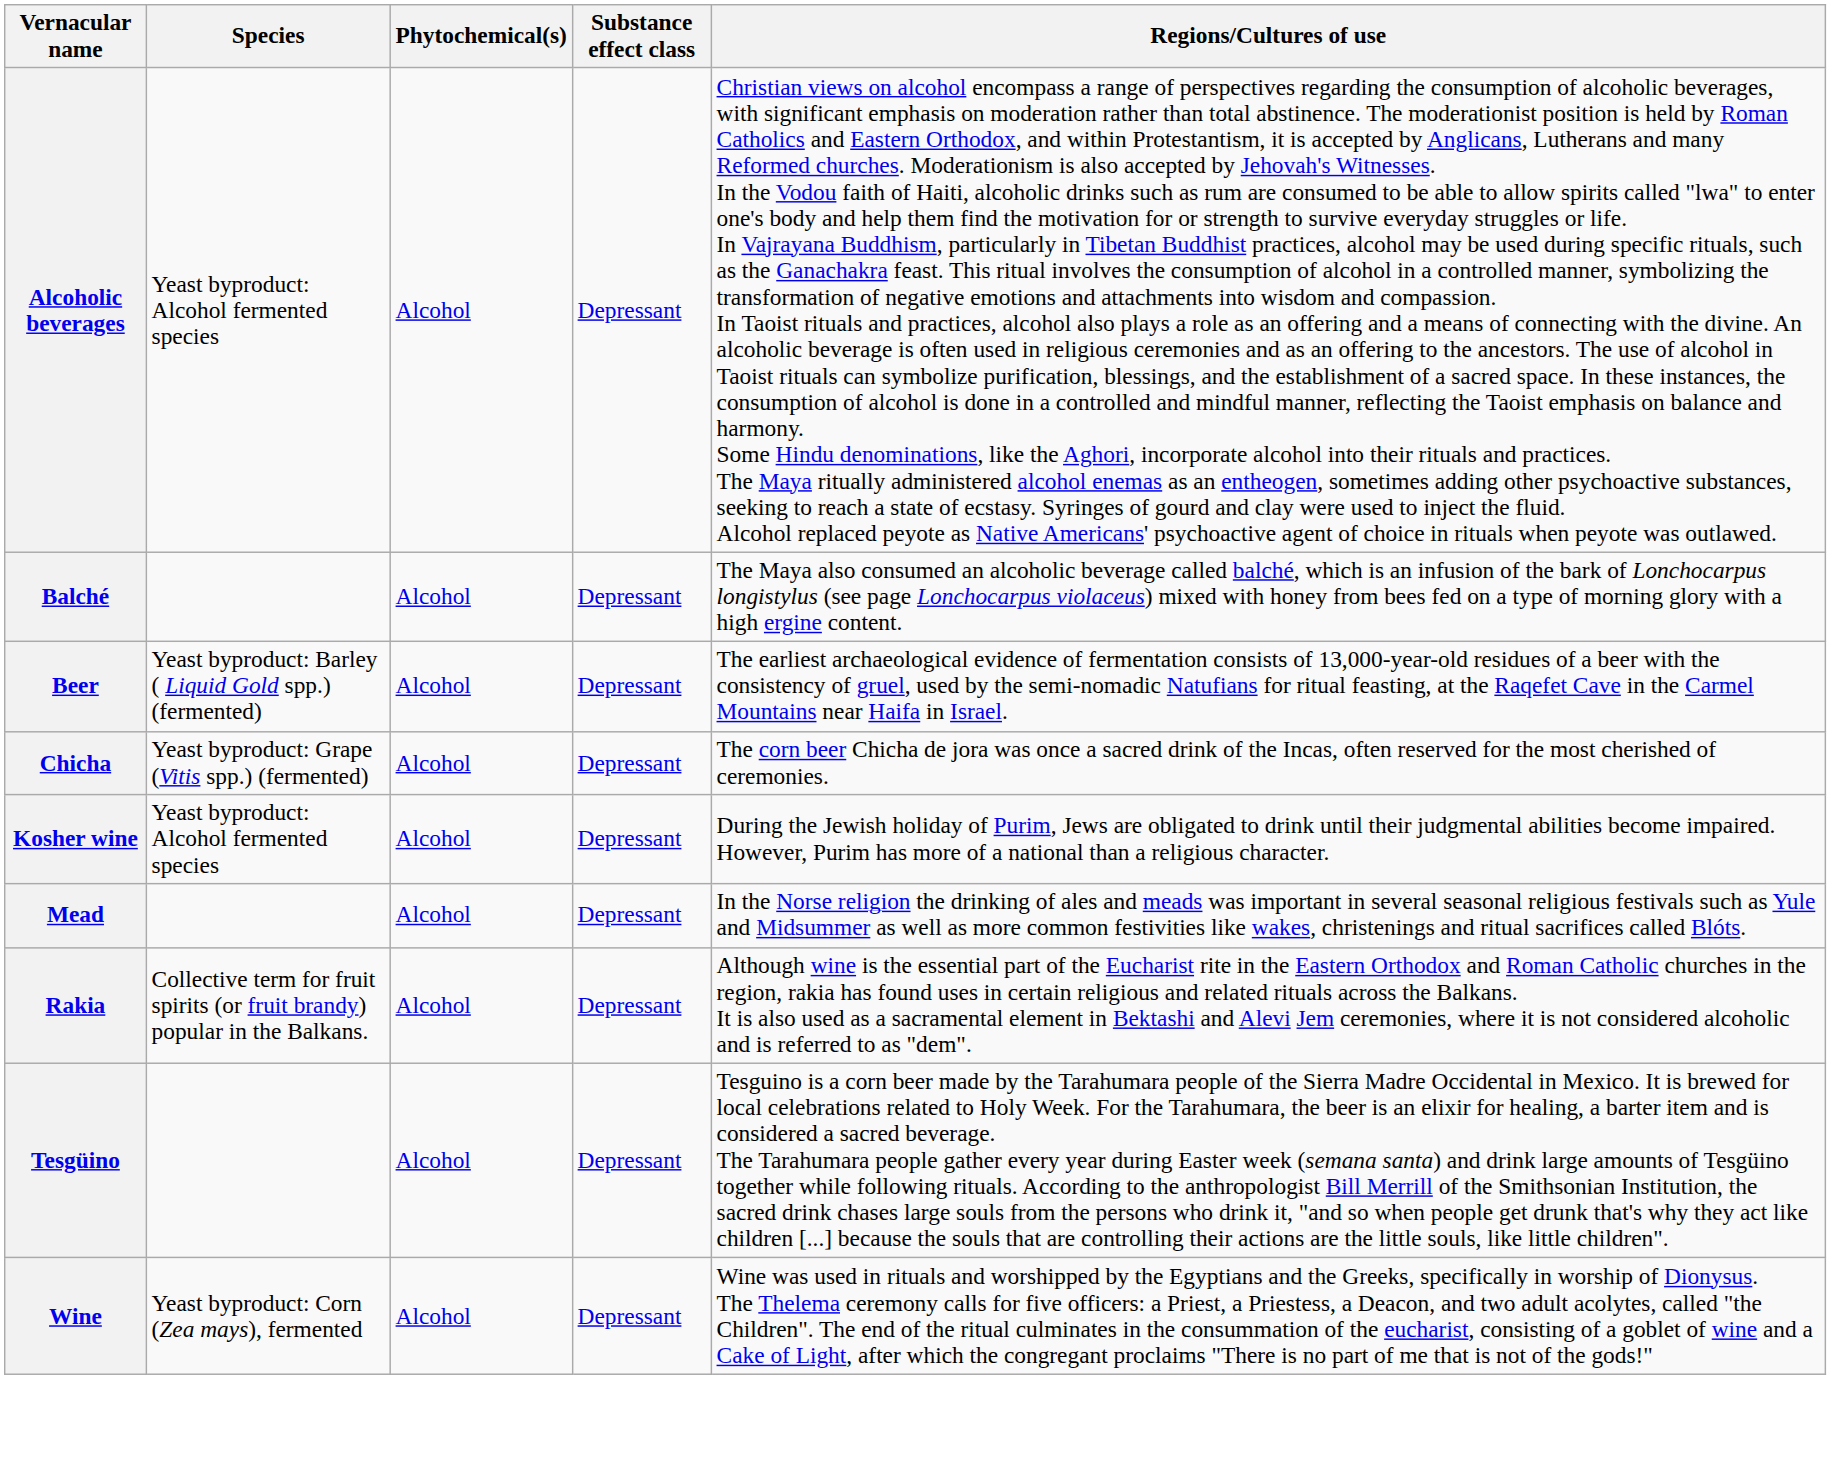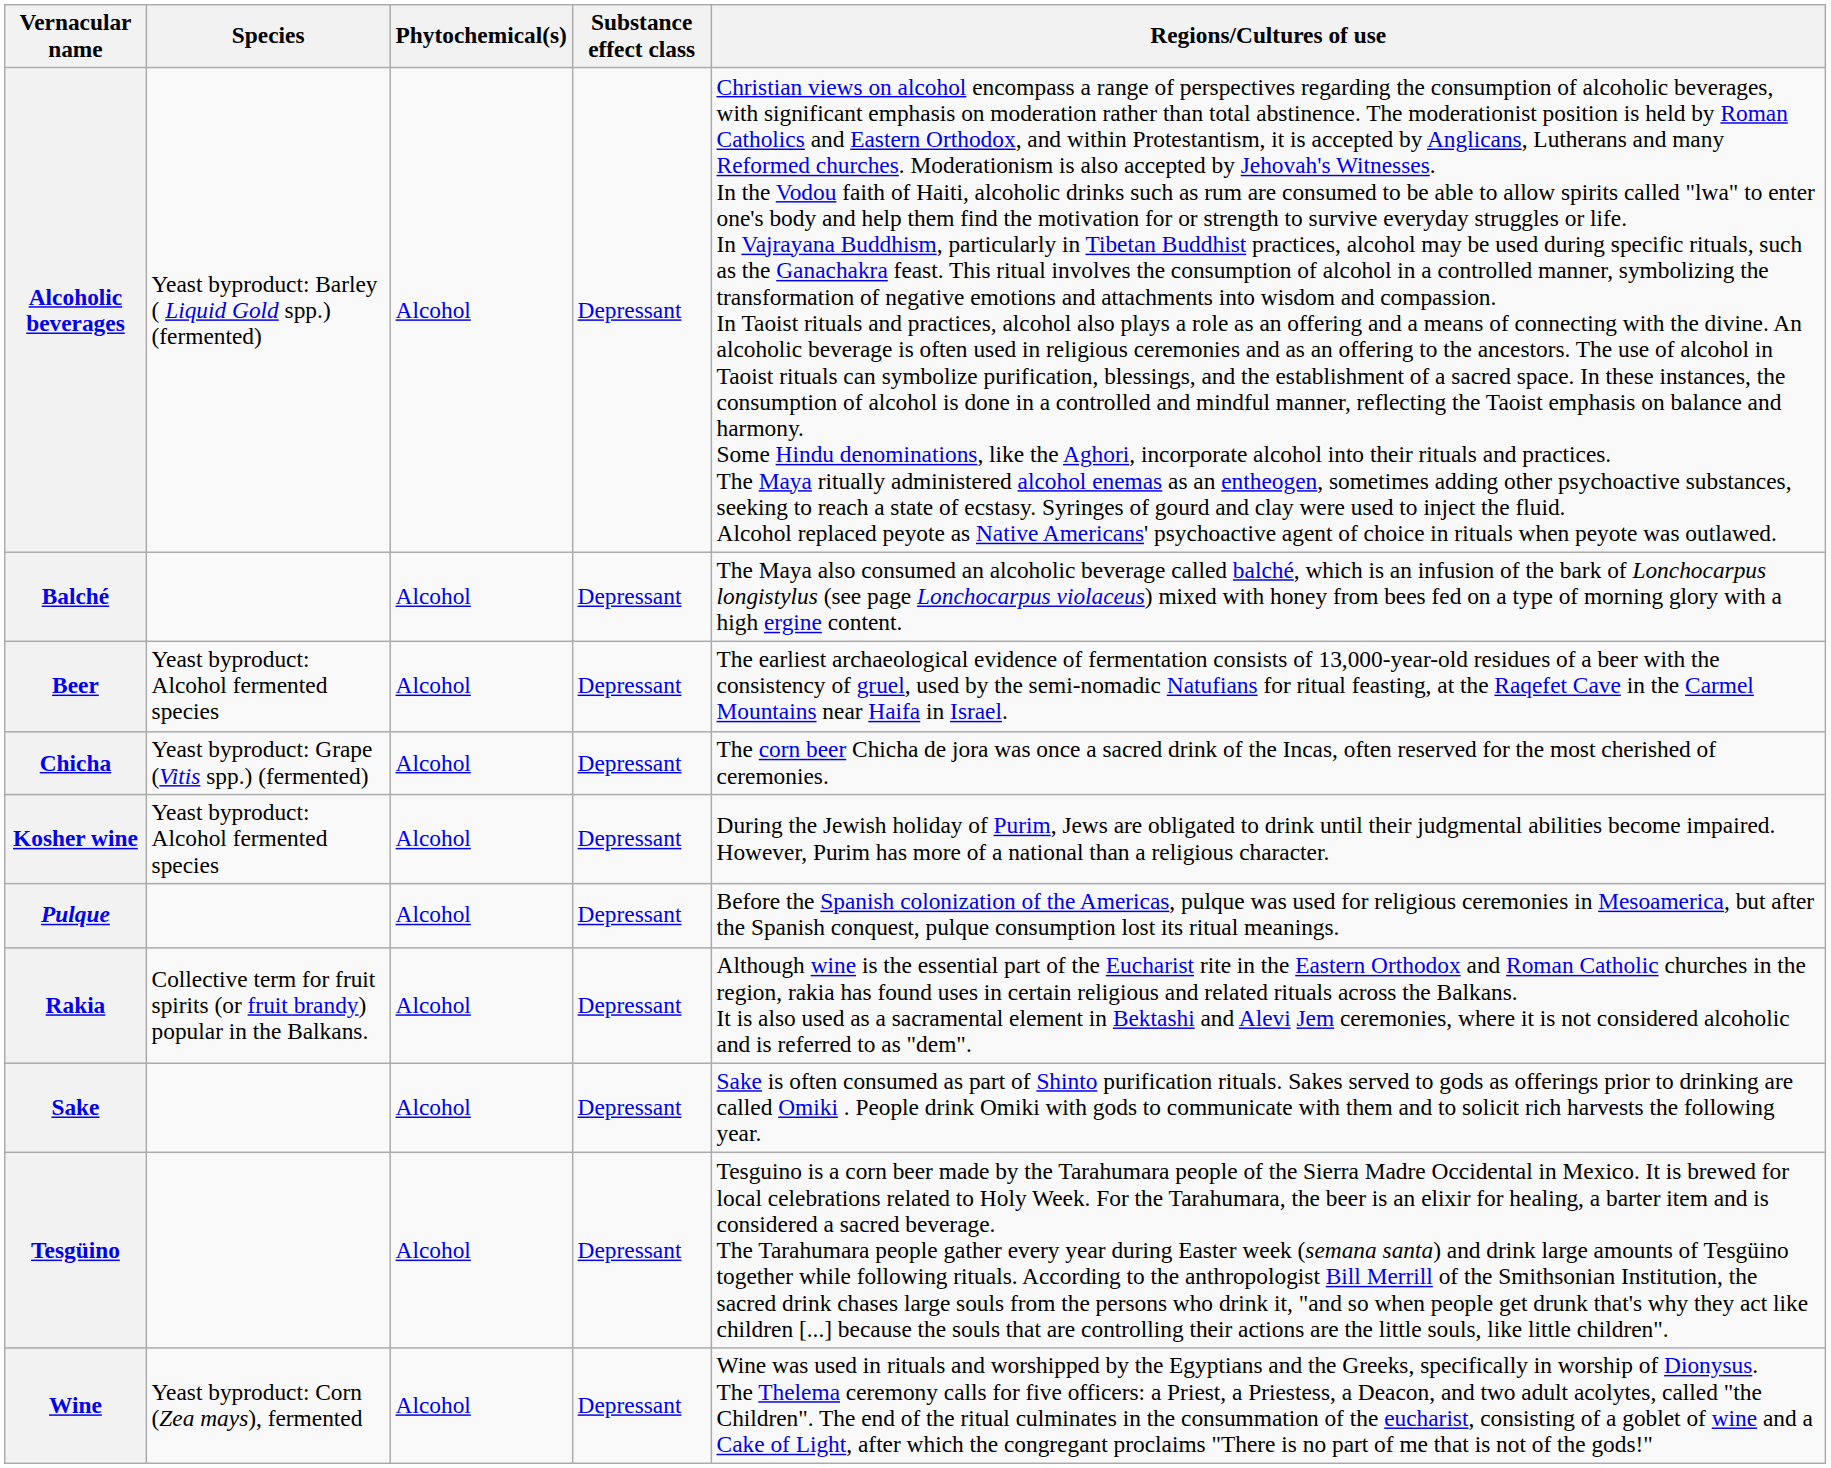(239, 309) Yeast byproduct: Alcohol fermented species -> (265, 309) Yeast byproduct: Barley ( Liquid Gold spp.) (fermented)
(265, 686) Yeast byproduct: Barley ( Liquid Gold spp.) (fermented) -> (239, 686) Yeast byproduct: Alcohol fermented species
- row: (75, 915)
+ row: (75, 915)
+ row: (75, 1107)
